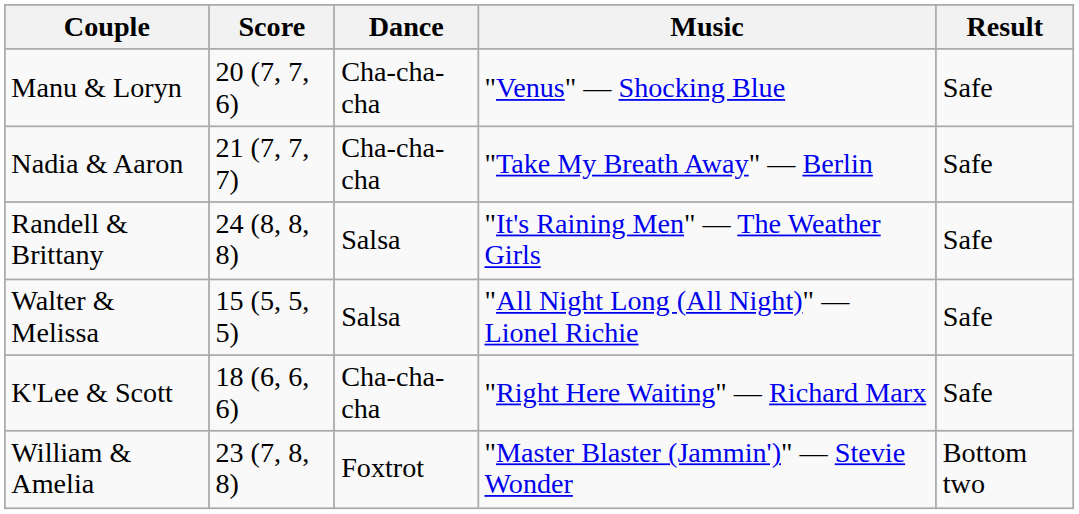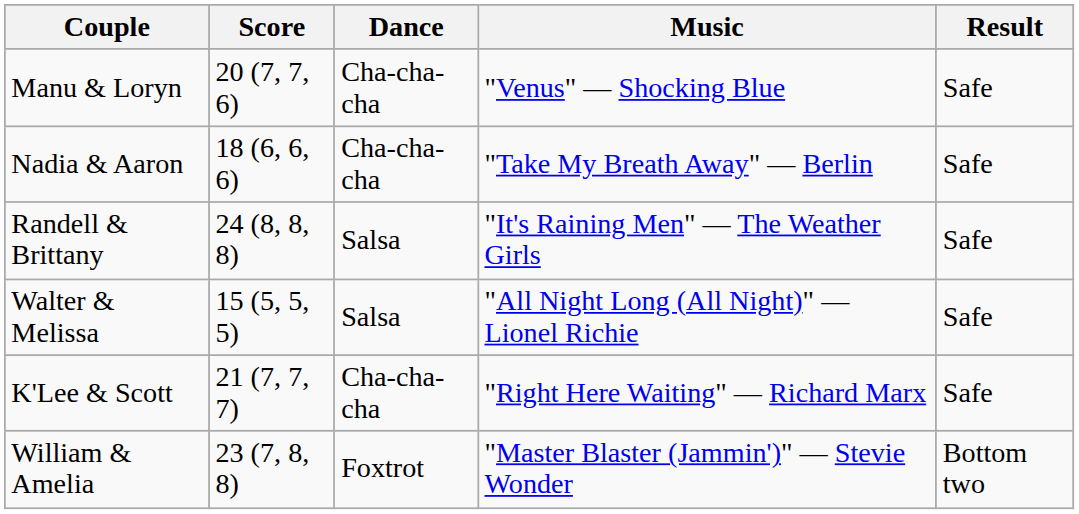(262, 163) 21 (7, 7, 7) -> (262, 163) 18 (6, 6, 6)
(262, 392) 18 (6, 6, 6) -> (262, 392) 21 (7, 7, 7)
